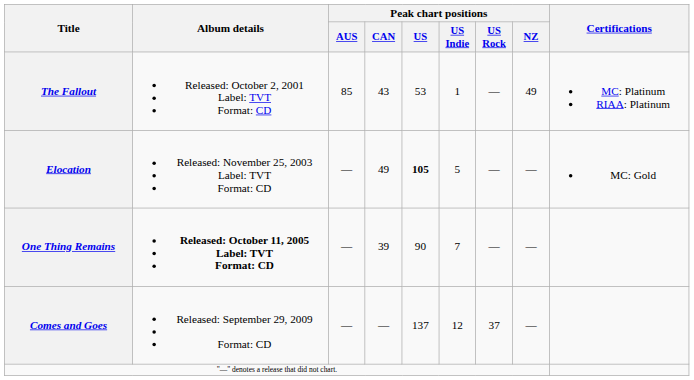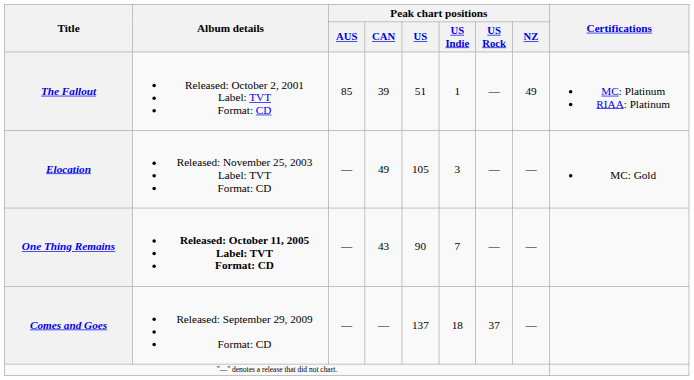(384, 91) 43 -> (384, 91) 39
(420, 91) 53 -> (420, 91) 51
(420, 169) bold -> (420, 169) normal
(457, 169) 5 -> (457, 169) 3
(384, 247) 39 -> (384, 247) 43
(457, 325) 12 -> (457, 325) 18
